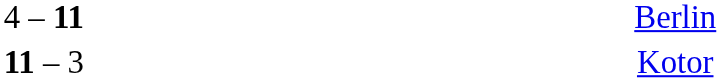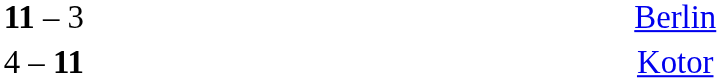(44, 17) 4 – 11 -> (44, 17) 11 – 3
(44, 62) 11 – 3 -> (44, 62) 4 – 11
